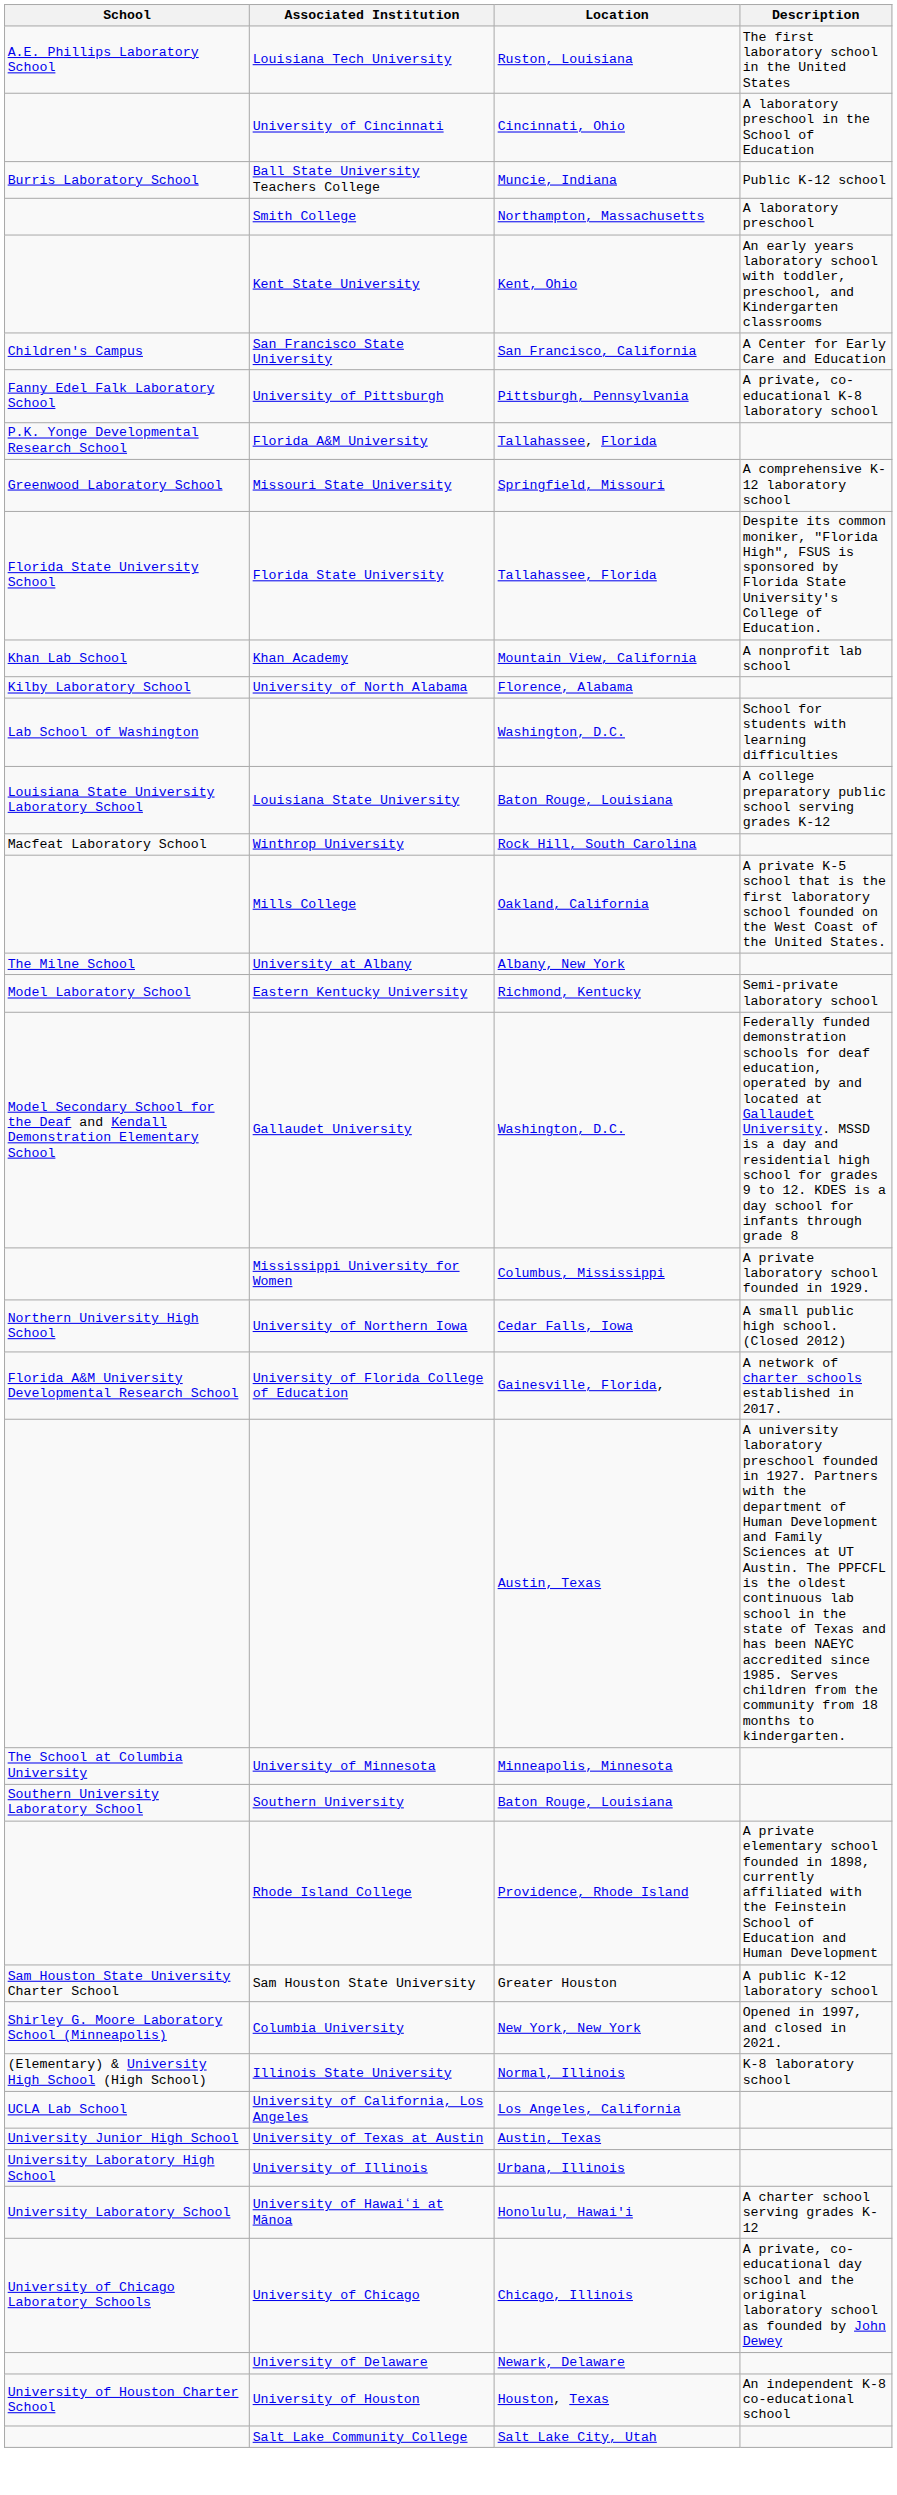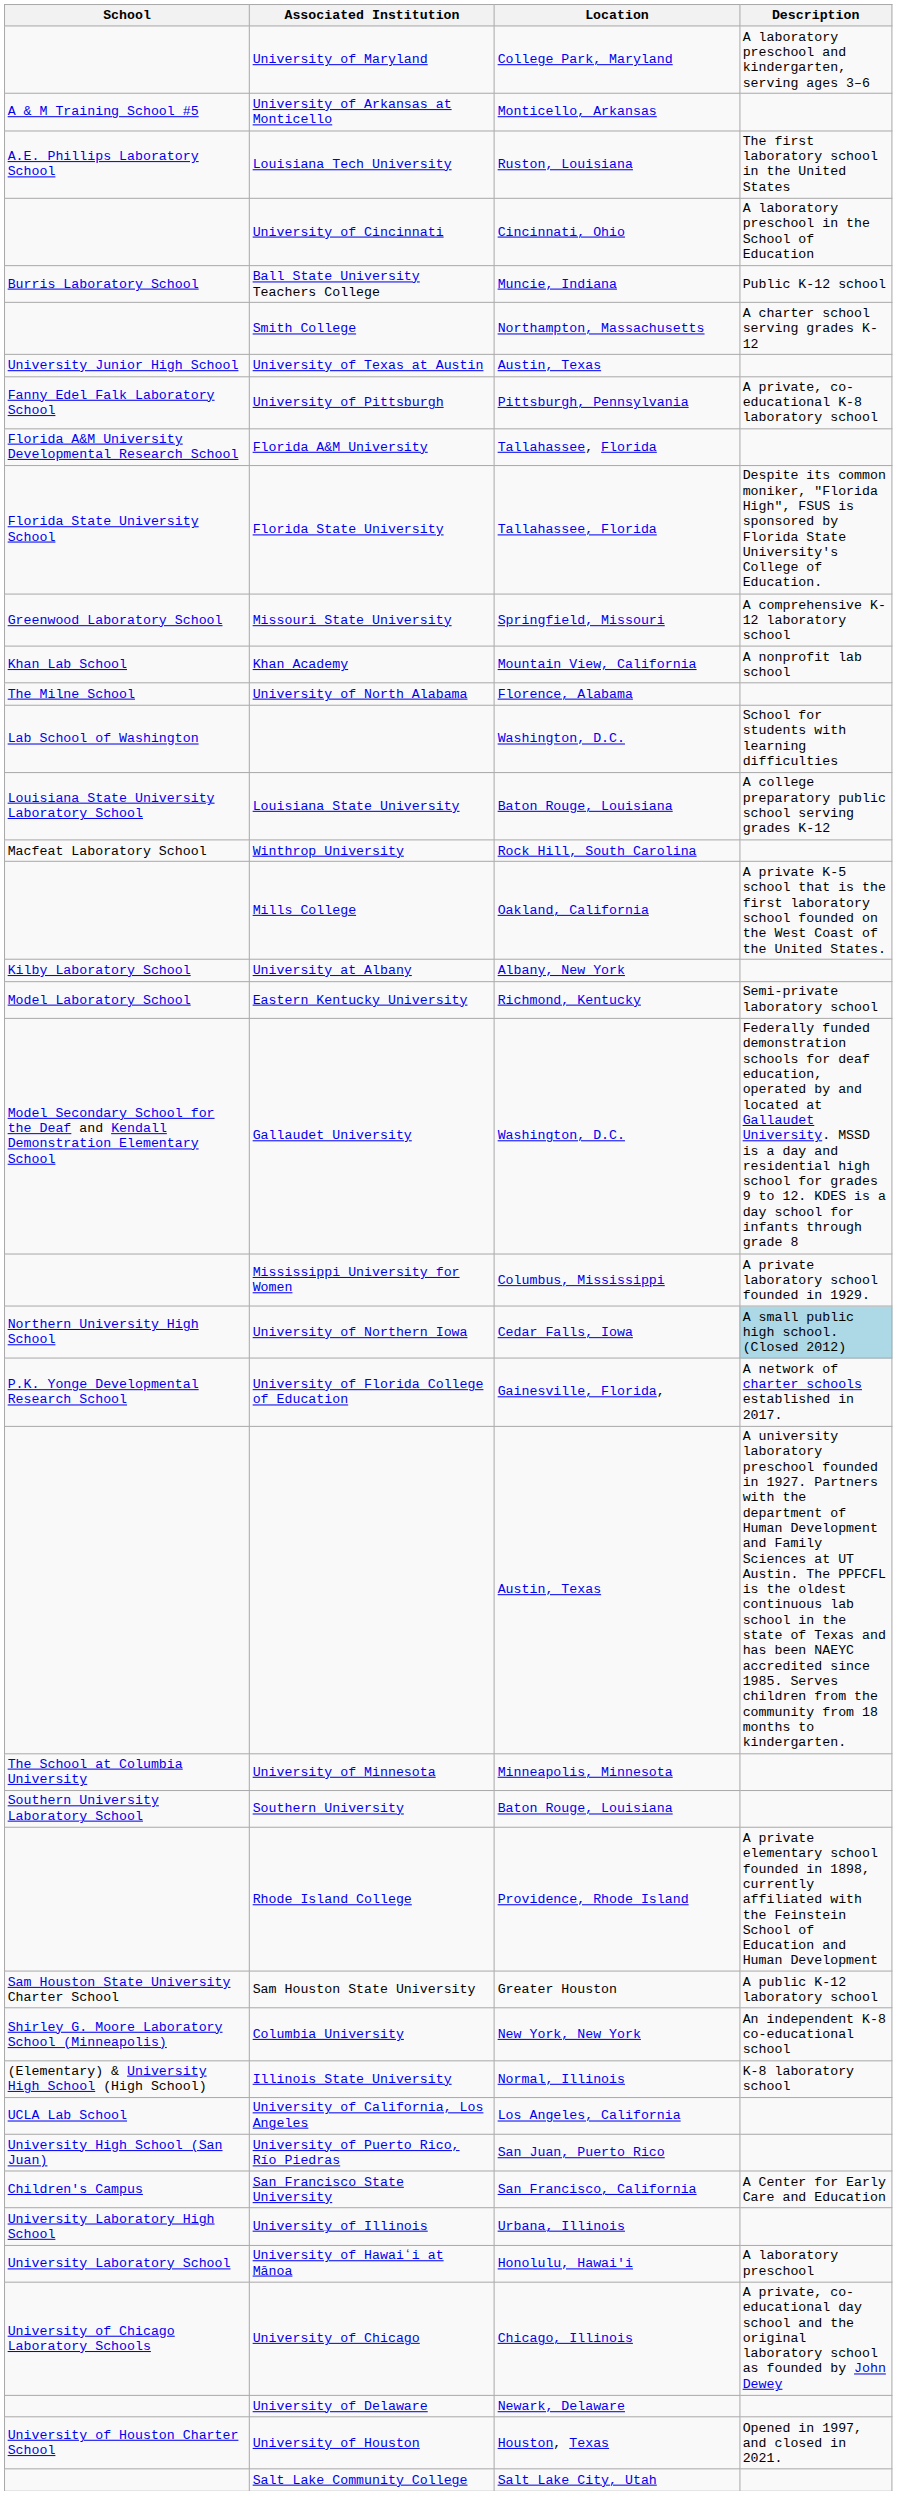+ row: (340, 60)
+ row: (352, 112)
(790, 217) A laboratory preschool -> (810, 329) A charter school serving grades K-12
- row: (336, 284)
rows swapped: (328, 352) <-> (368, 2139)
(103, 441) P.K. Yonge Developmental Research School -> (123, 447) Florida A&M University Developmental Research School
rows swapped: (348, 576) <-> (352, 485)
(99, 688) Kilby Laboratory School -> (71, 694) The Milne School
(71, 964) The Milne School -> (99, 970) Kilby Laboratory School
(798, 1326) no background -> (798, 1332) lightblue background
(123, 1386) Florida A&M University Developmental Research School -> (103, 1392) P.K. Yonge Developmental Research School
(802, 2028) Opened in 1997, and closed in 2021. -> (814, 2034) An independent K-8 co-educational school
+ row: (356, 2153)
(810, 2213) A charter school serving grades K-12 -> (790, 2263) A laboratory preschool
(814, 2400) An independent K-8 co-educational school -> (802, 2443) Opened in 1997, and closed in 2021.
